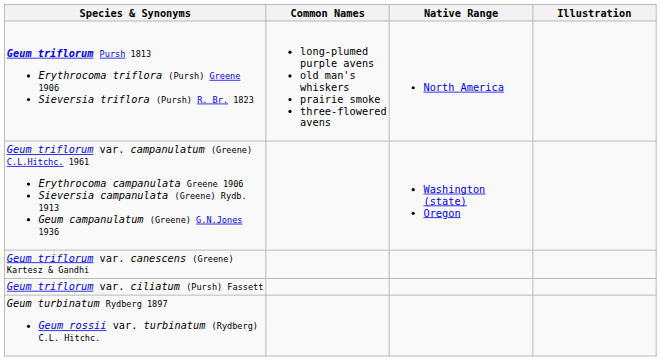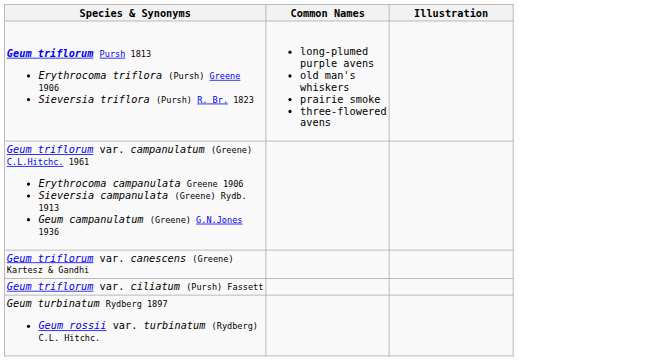- column: (461, 13)
